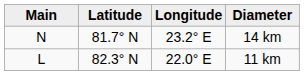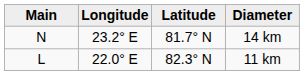columns swapped: (115, 15) <-> (189, 15)
